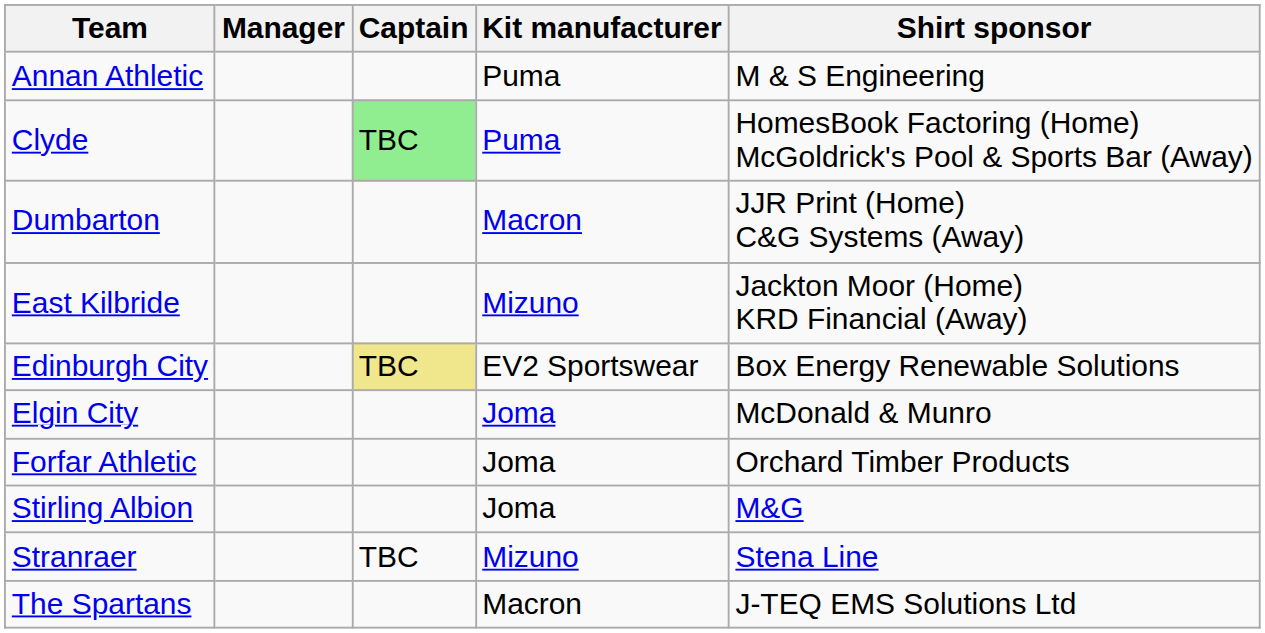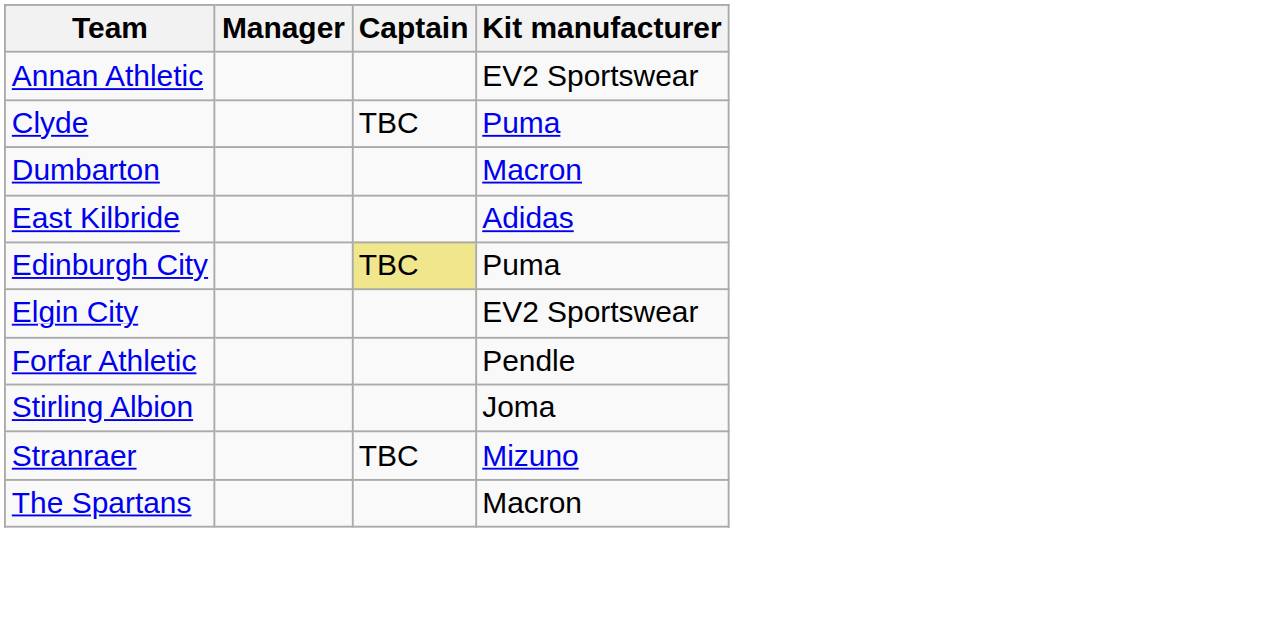- column: (994, 28)
(521, 75) Puma -> (590, 75) EV2 Sportswear
(389, 139) lightgreen background -> (389, 123) no background
(530, 302) Mizuno -> (528, 218) Adidas
(590, 366) EV2 Sportswear -> (521, 265) Puma
(519, 413) Joma -> (590, 312) EV2 Sportswear
(519, 461) Joma -> (529, 360) Pendle
